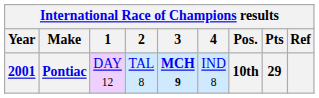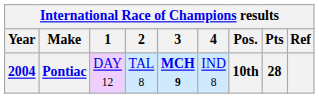(22, 72) 2001 -> (22, 72) 2004
(274, 72) 29 -> (274, 72) 28
